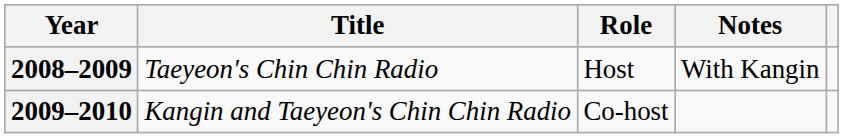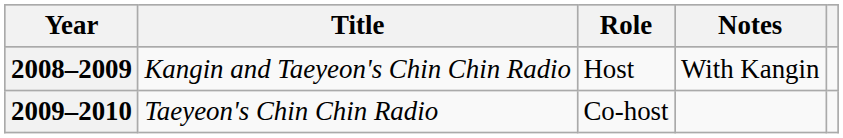(291, 68) Taeyeon's Chin Chin Radio -> (358, 68) Kangin and Taeyeon's Chin Chin Radio
(358, 111) Kangin and Taeyeon's Chin Chin Radio -> (291, 111) Taeyeon's Chin Chin Radio
